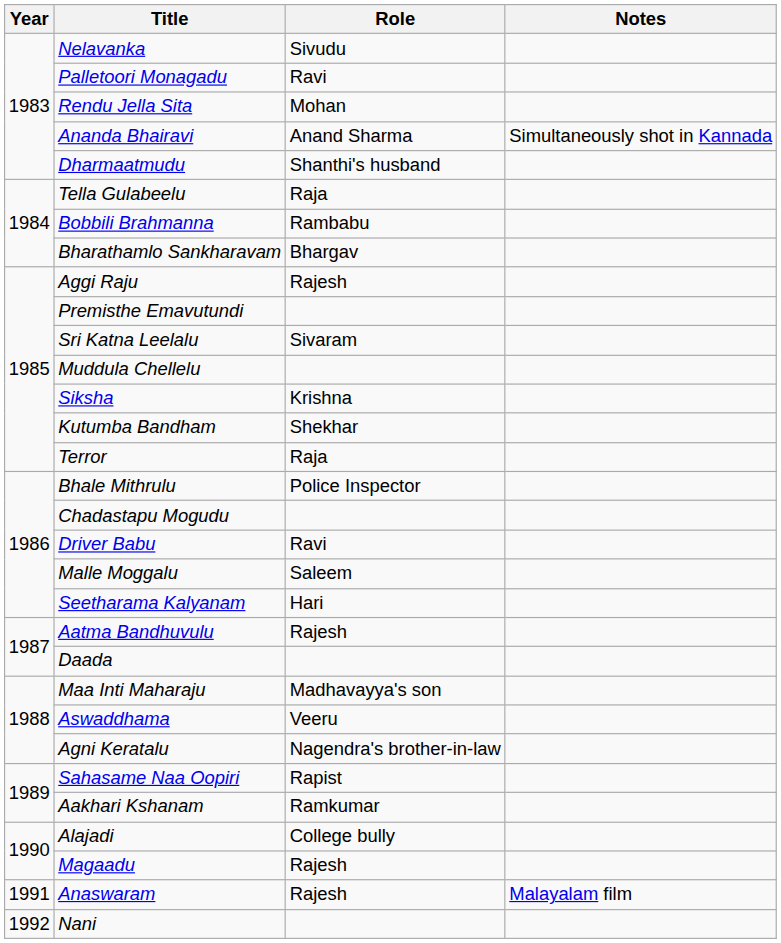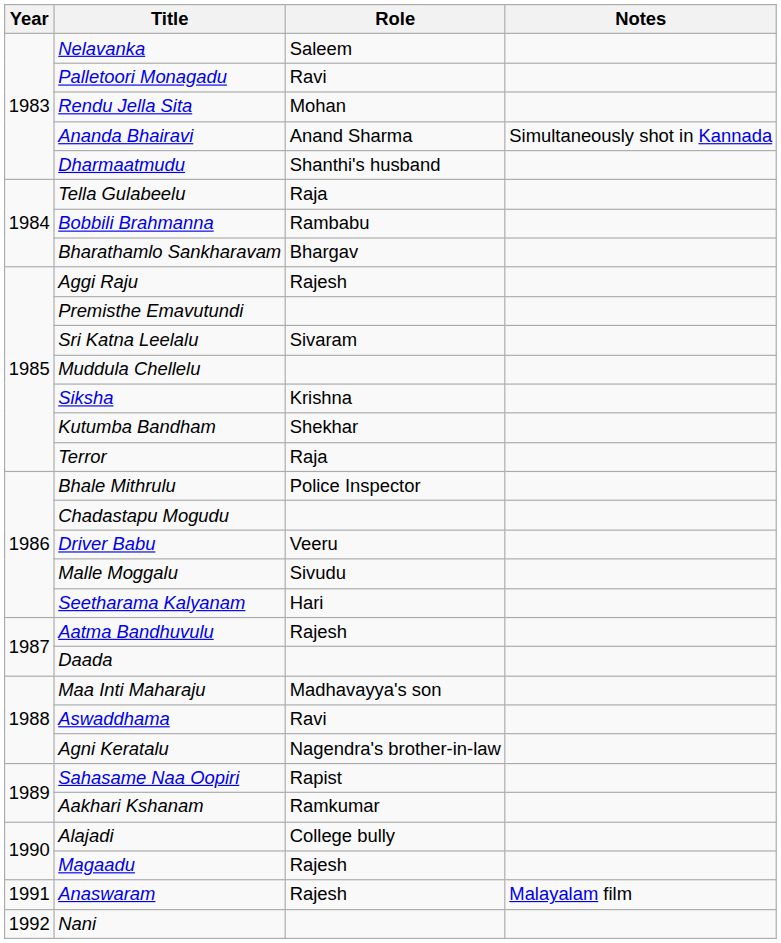(318, 48) Sivudu -> (321, 48) Saleem
(308, 544) Ravi -> (314, 544) Veeru
(321, 573) Saleem -> (318, 573) Sivudu
(314, 719) Veeru -> (308, 719) Ravi
